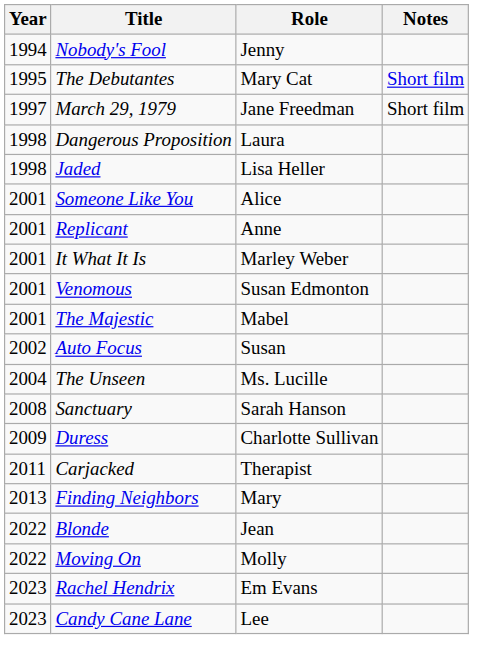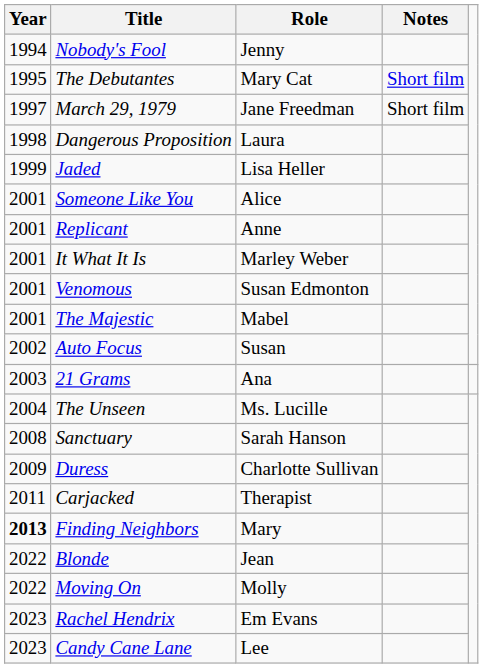(28, 169) 1998 -> (28, 169) 1999
+ row: (93, 378)
(28, 498) normal -> (28, 528) bold
